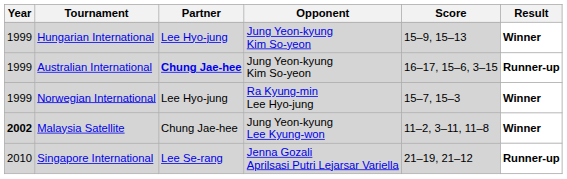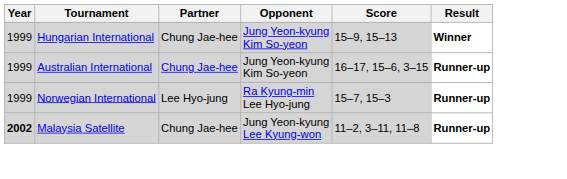(194, 38) Lee Hyo-jung -> (199, 38) Chung Jae-hee
(201, 68) bold -> (199, 68) normal
(522, 98) Winner -> (462, 98) Runner-up
(522, 128) Winner -> (462, 128) Runner-up
- row: (95, 159)
